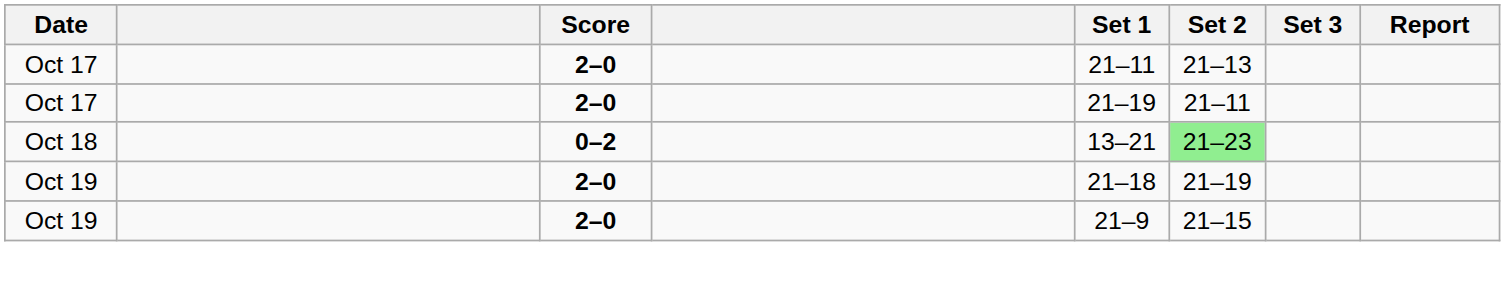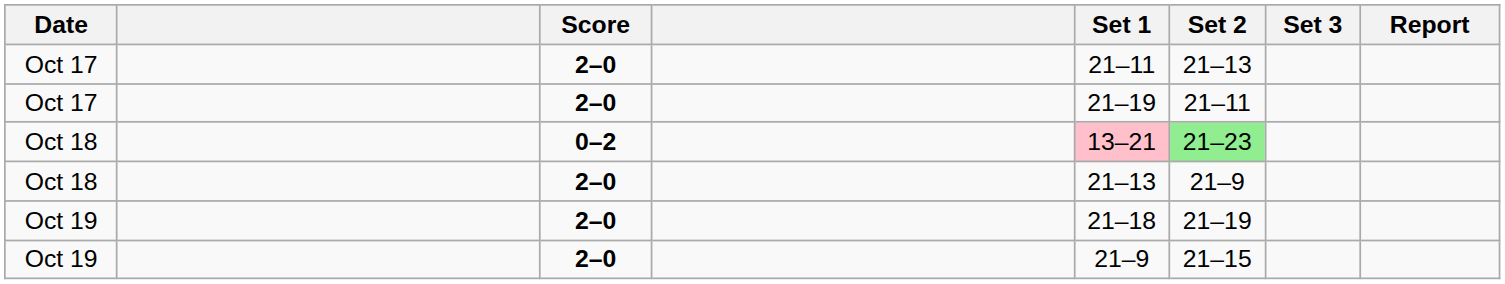(1122, 142) no background -> (1122, 142) pink background
+ row: (61, 181)
